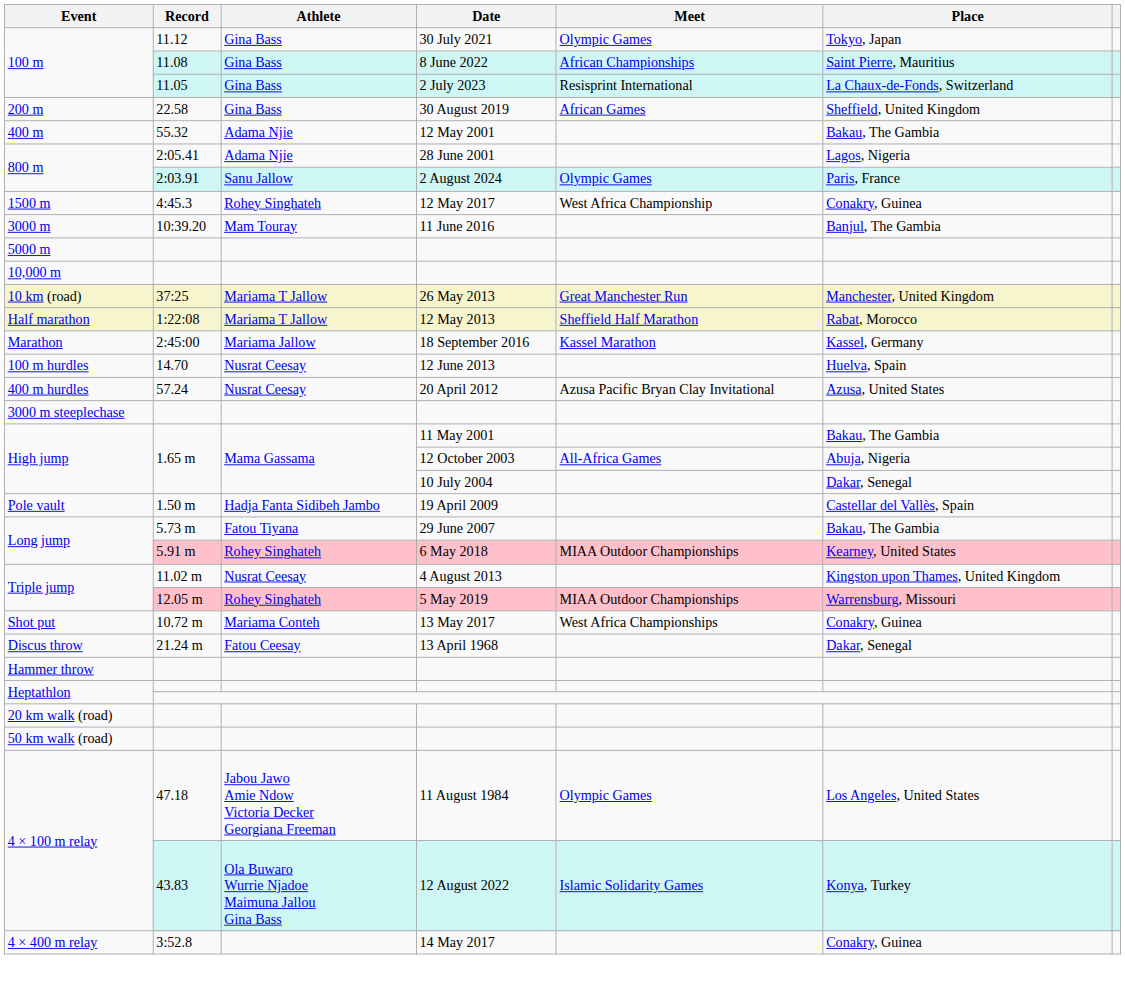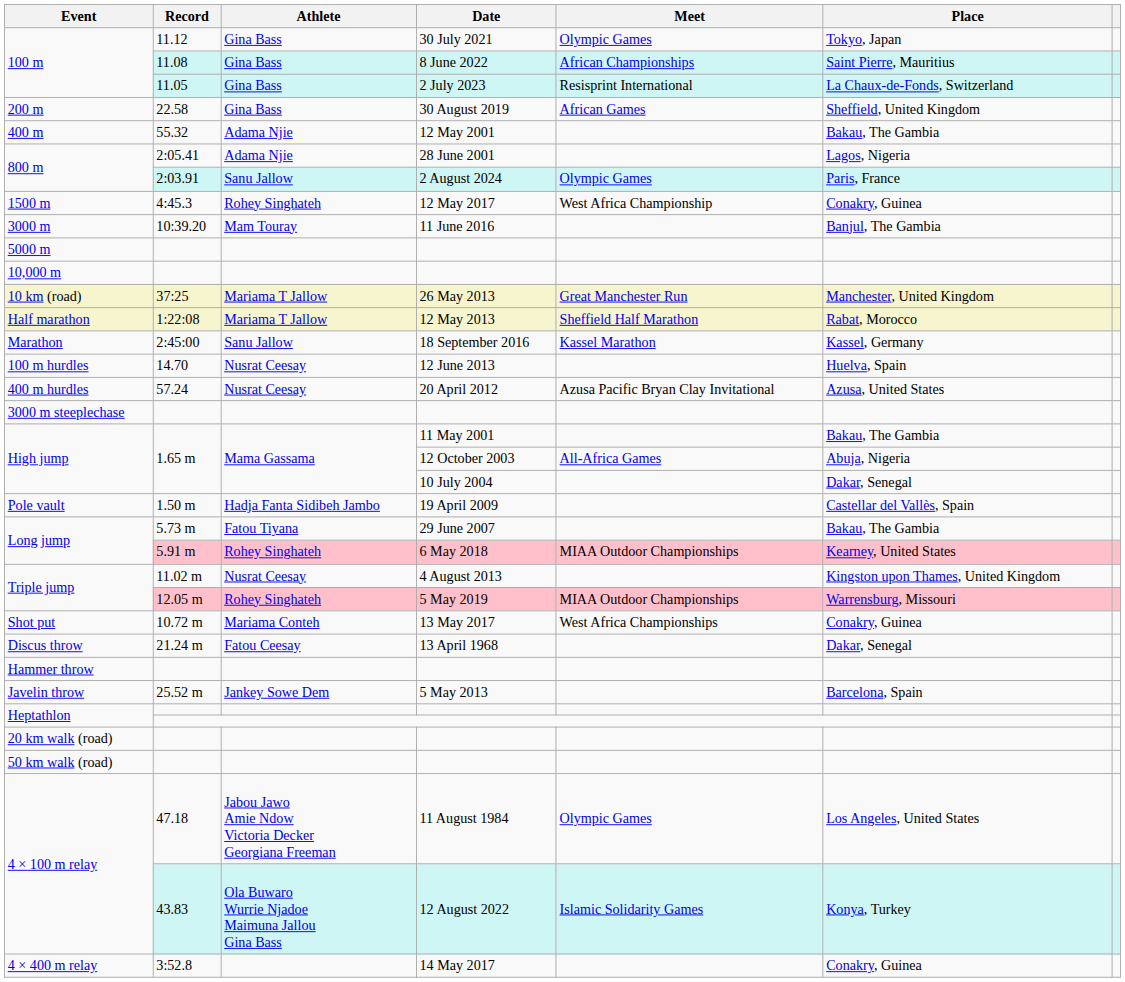(270, 342) Mariama Jallow -> (259, 342) Sanu Jallow
+ row: (46, 692)
